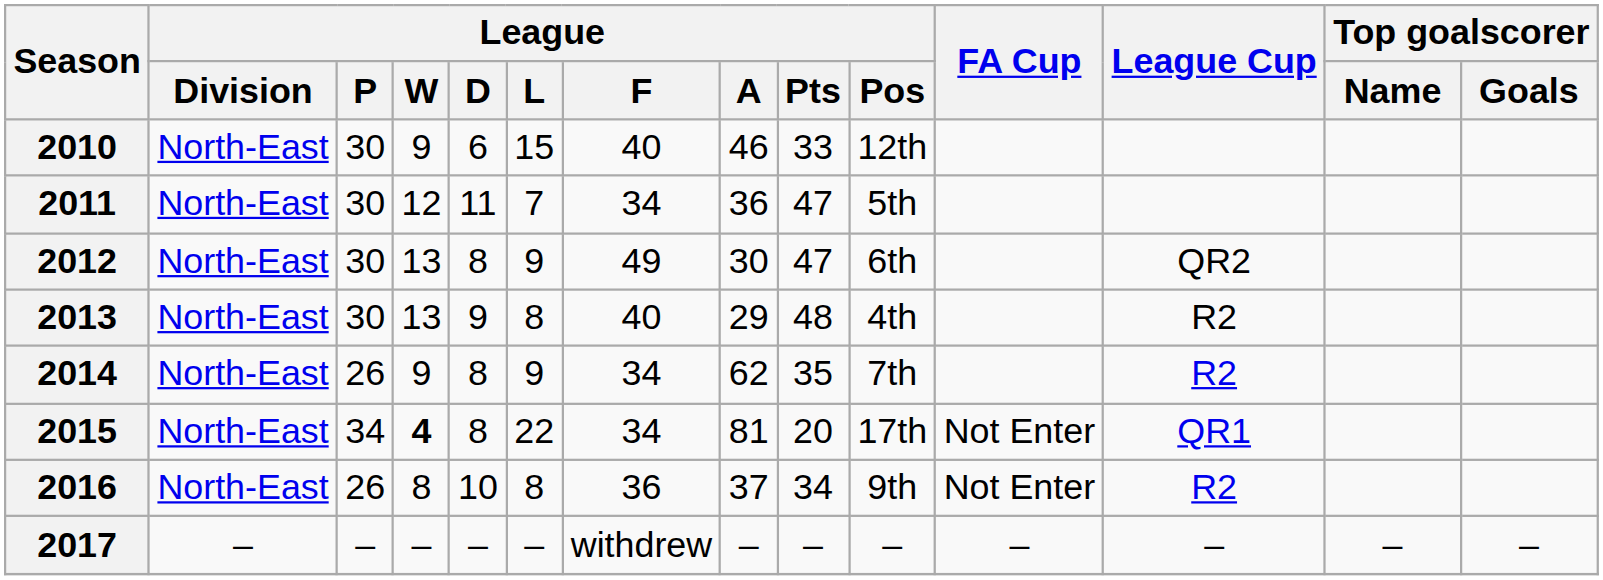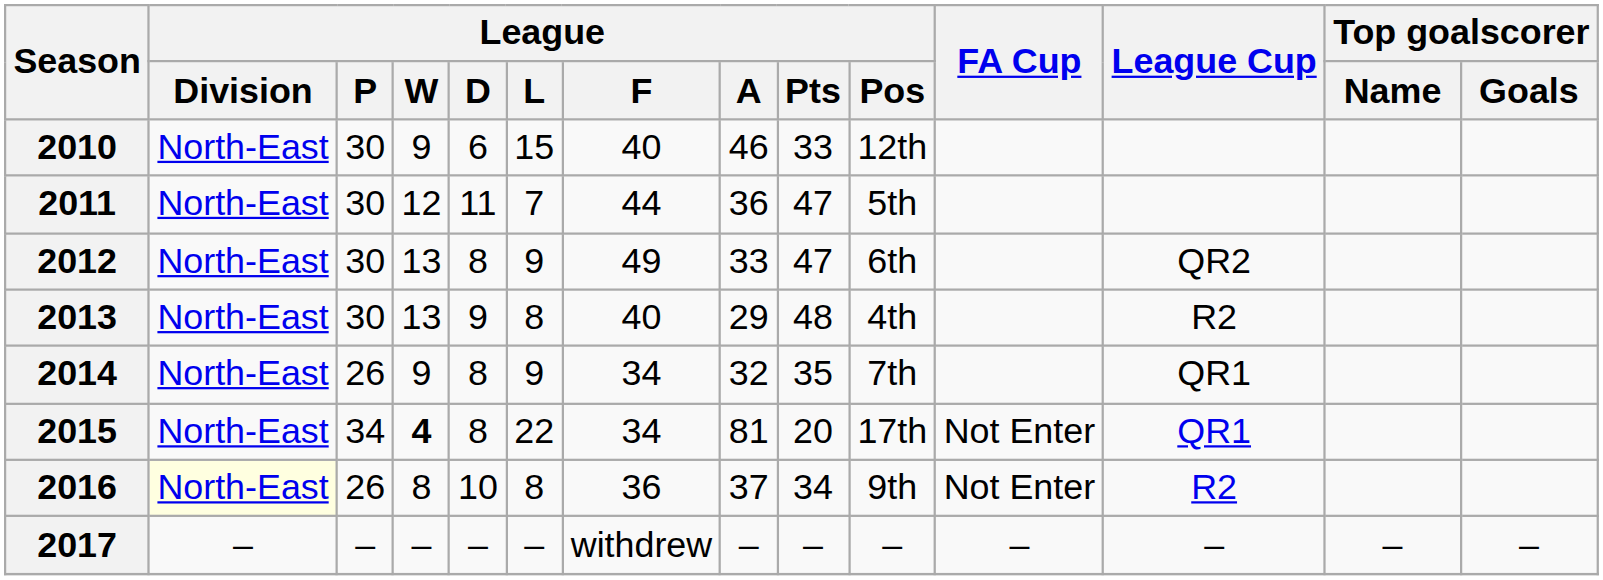(641, 203) 34 -> (641, 203) 44
(749, 260) 30 -> (749, 260) 33
(749, 373) 62 -> (749, 373) 32
(1214, 373) R2 -> (1214, 373) QR1
(243, 487) no background -> (243, 487) lightyellow background
